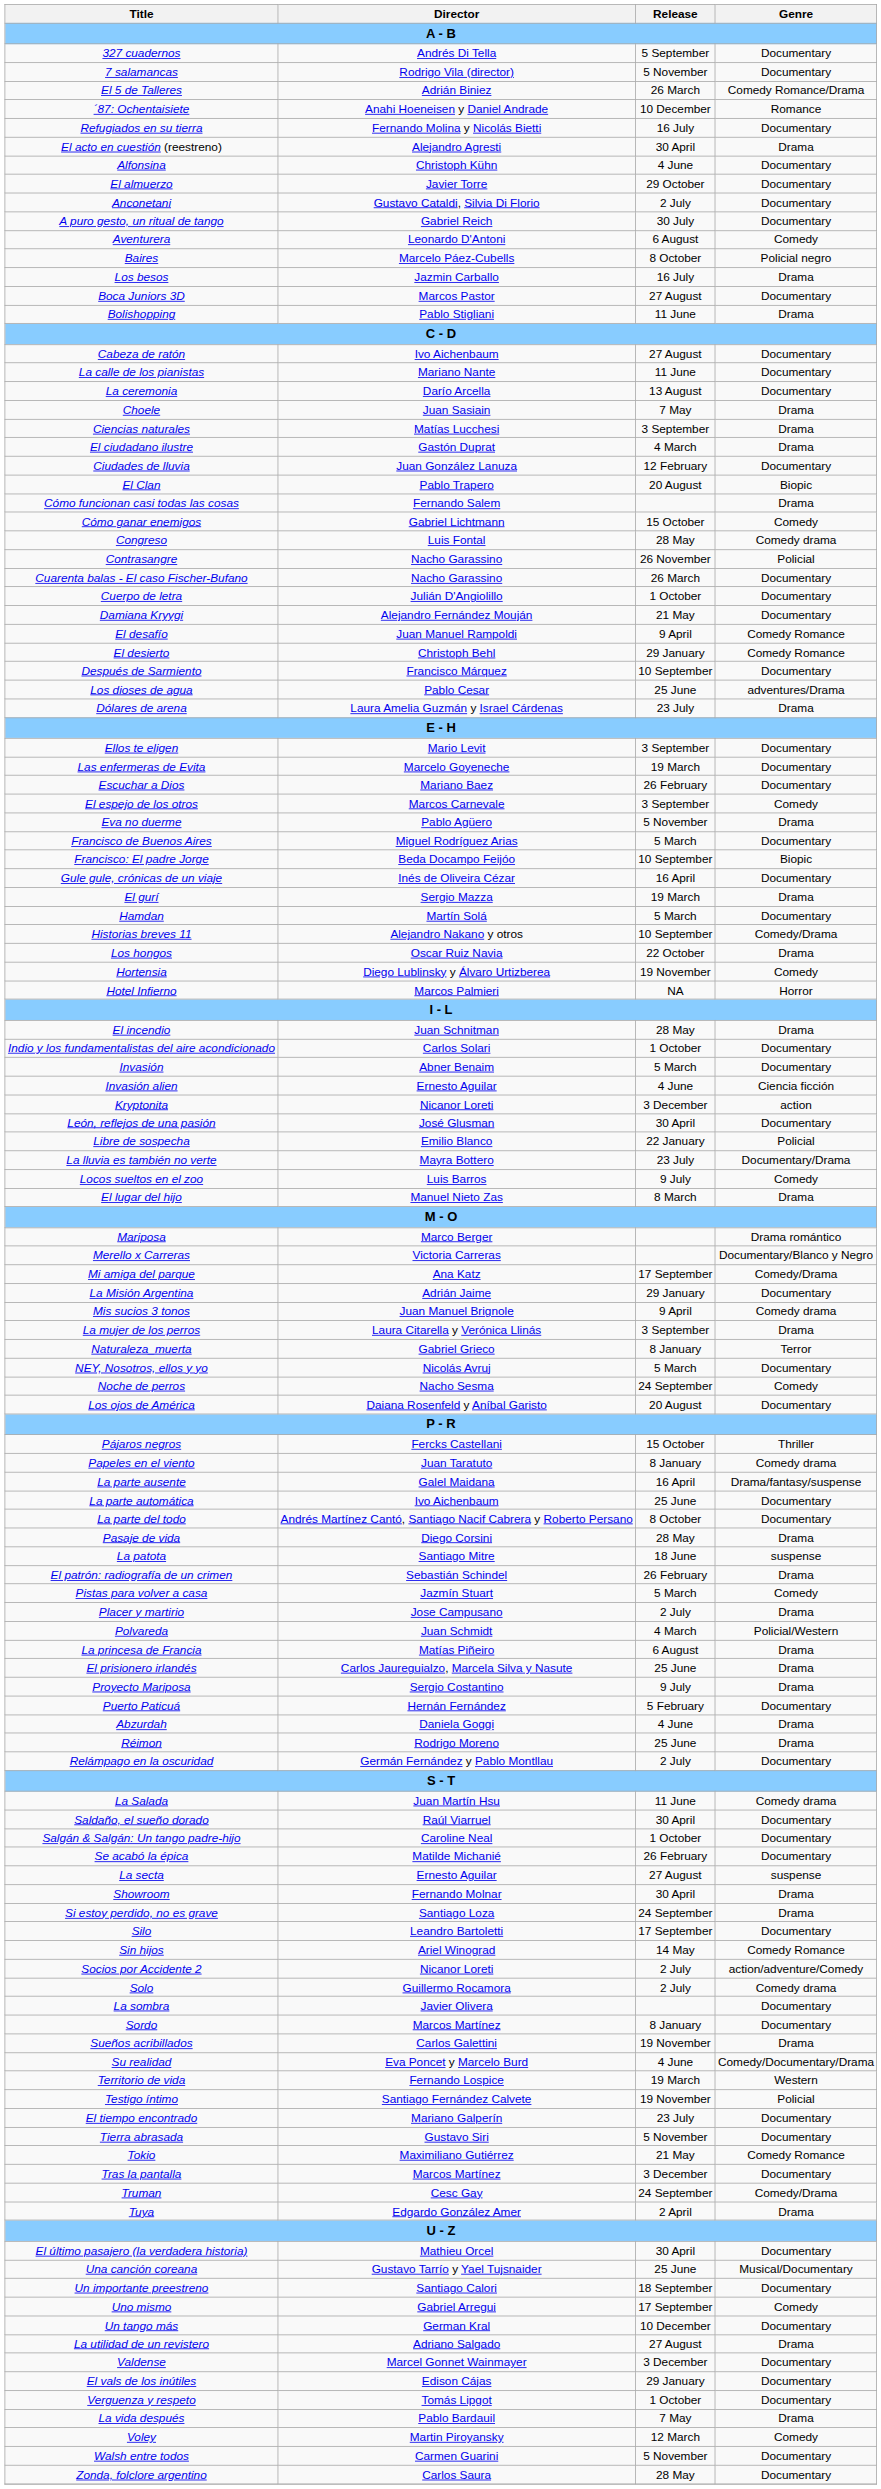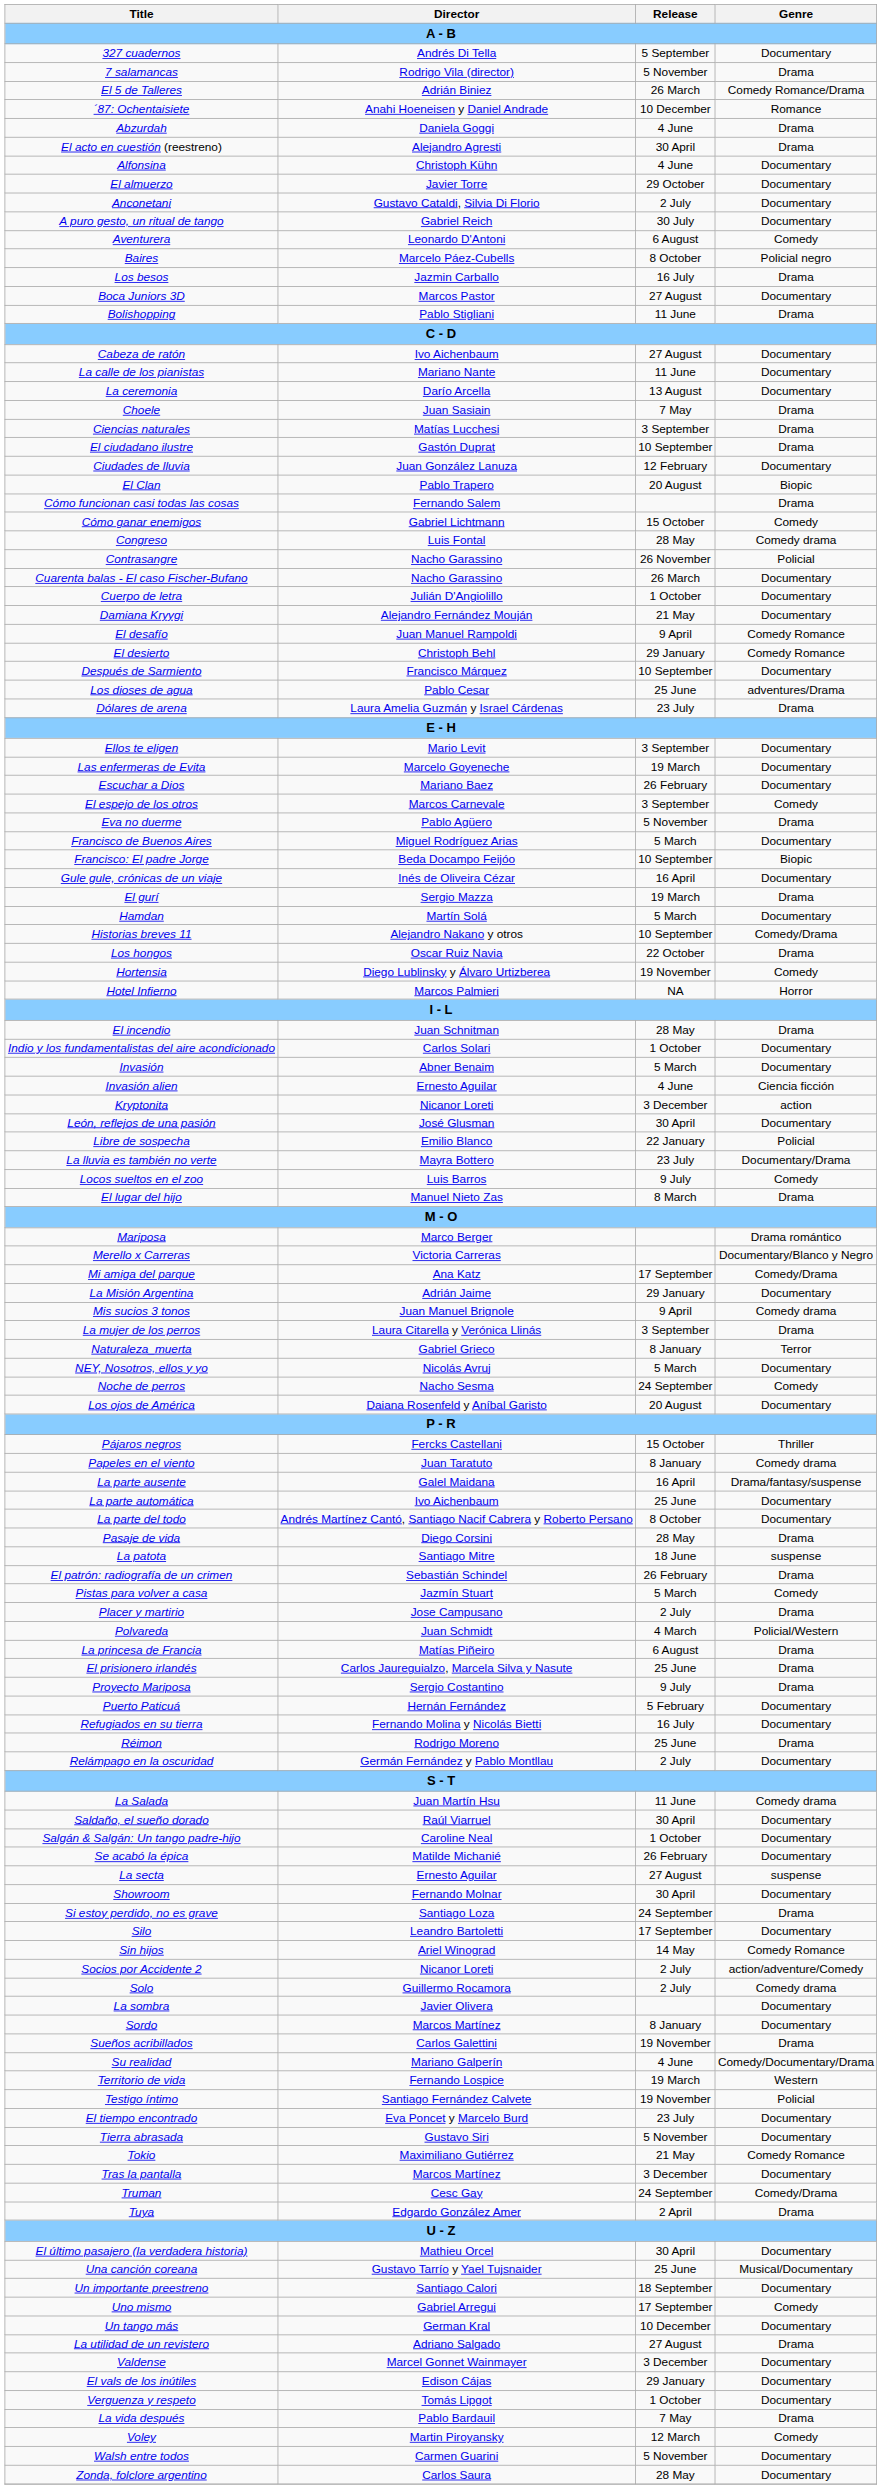(796, 72) Documentary -> (796, 72) Drama
rows swapped: (141, 1724) <-> (141, 128)
(675, 447) 4 March -> (675, 447) 10 September
(796, 1894) Drama -> (796, 1894) Documentary
(457, 2062) Eva Poncet y Marcelo Burd -> (457, 2062) Mariano Galperín
(457, 2118) Mariano Galperín -> (457, 2118) Eva Poncet y Marcelo Burd
